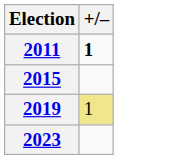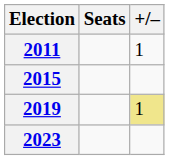+ column: (105, 19)
(88, 49) bold -> (139, 49) normal
